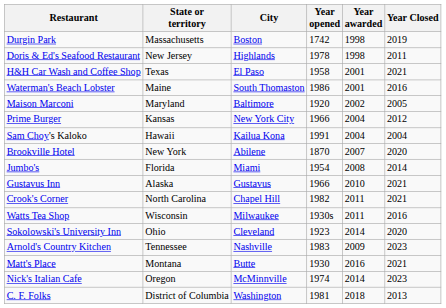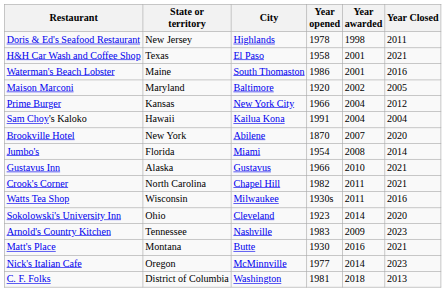- row: (31, 39)
(319, 279) 1974 -> (319, 263) 1977
